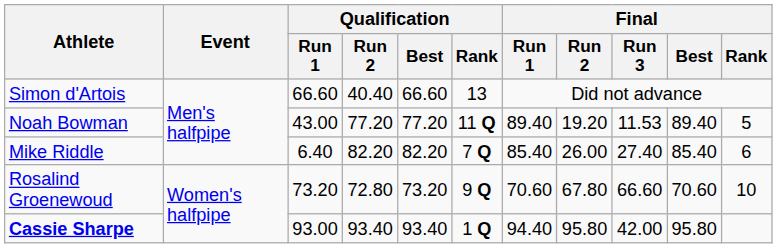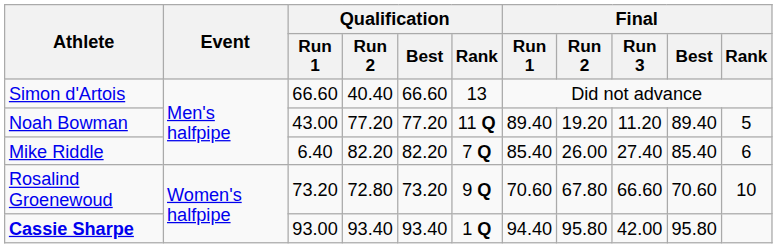(640, 123) 11.53 -> (640, 123) 11.20
